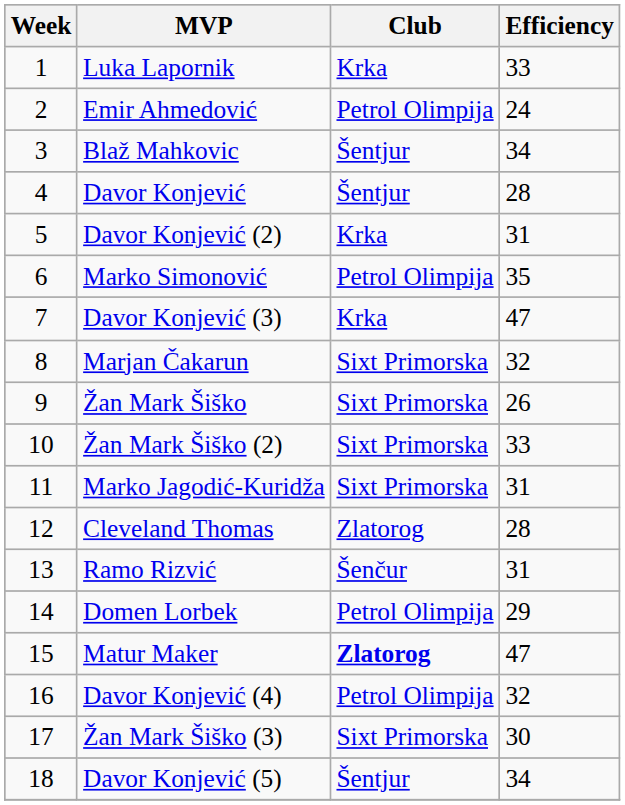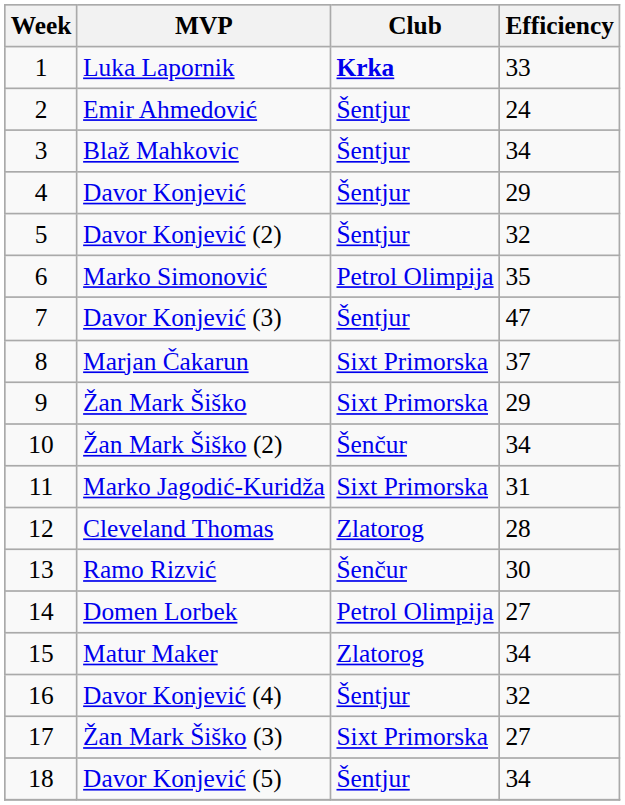(362, 67) normal -> (365, 67) bold
(415, 109) Petrol Olimpija -> (373, 109) Šentjur
(518, 193) 28 -> (518, 193) 29
(362, 234) Krka -> (373, 234) Šentjur
(518, 234) 31 -> (518, 234) 32
(362, 318) Krka -> (373, 318) Šentjur
(518, 360) 32 -> (518, 360) 37
(518, 402) 26 -> (518, 402) 29
(412, 444) Sixt Primorska -> (372, 444) Šenčur
(518, 444) 33 -> (518, 444) 34
(518, 569) 31 -> (518, 569) 30
(518, 611) 29 -> (518, 611) 27
(383, 653) bold -> (380, 653) normal
(518, 653) 47 -> (518, 653) 34
(415, 695) Petrol Olimpija -> (373, 695) Šentjur
(518, 737) 30 -> (518, 737) 27
